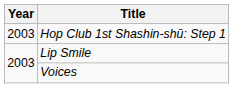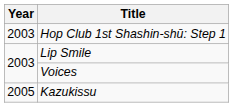+ row: (68, 92)
